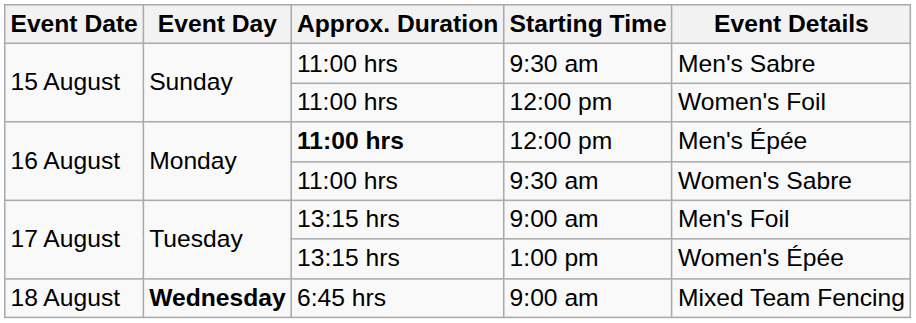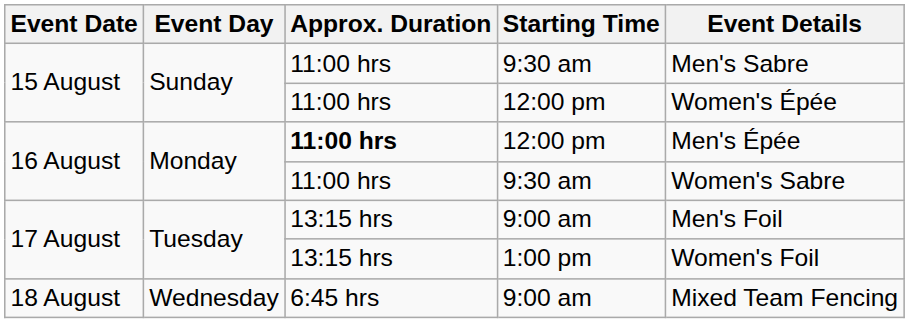(752, 102) Women's Foil -> (754, 102) Women's Épée
(761, 258) Women's Épée -> (745, 258) Women's Foil
(217, 297) bold -> (214, 297) normal
